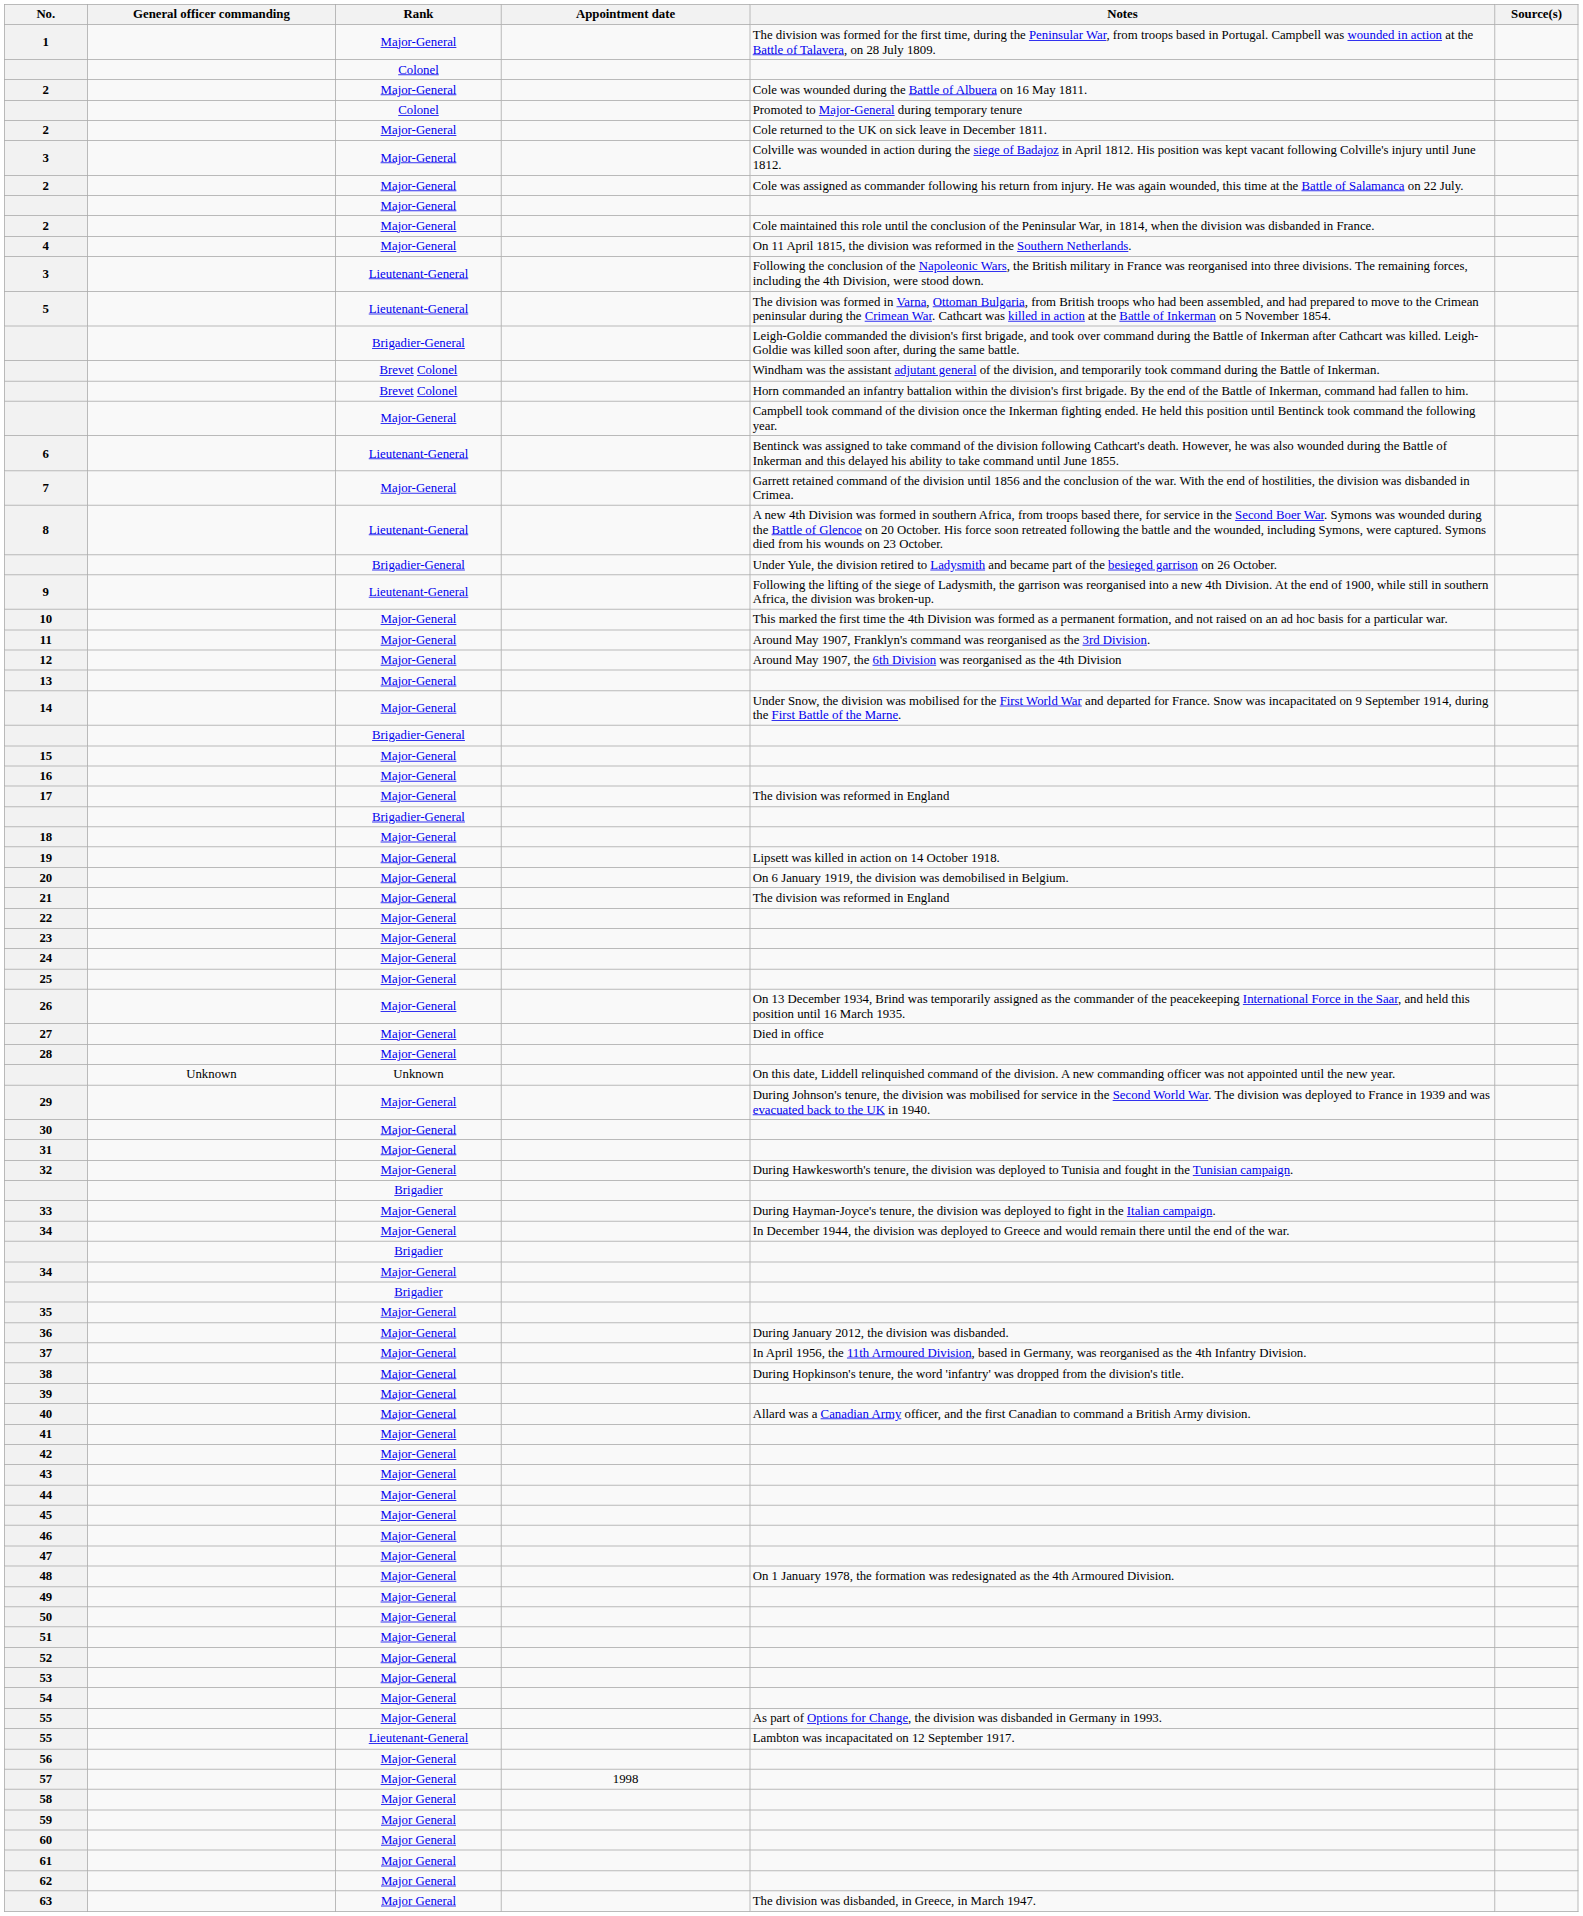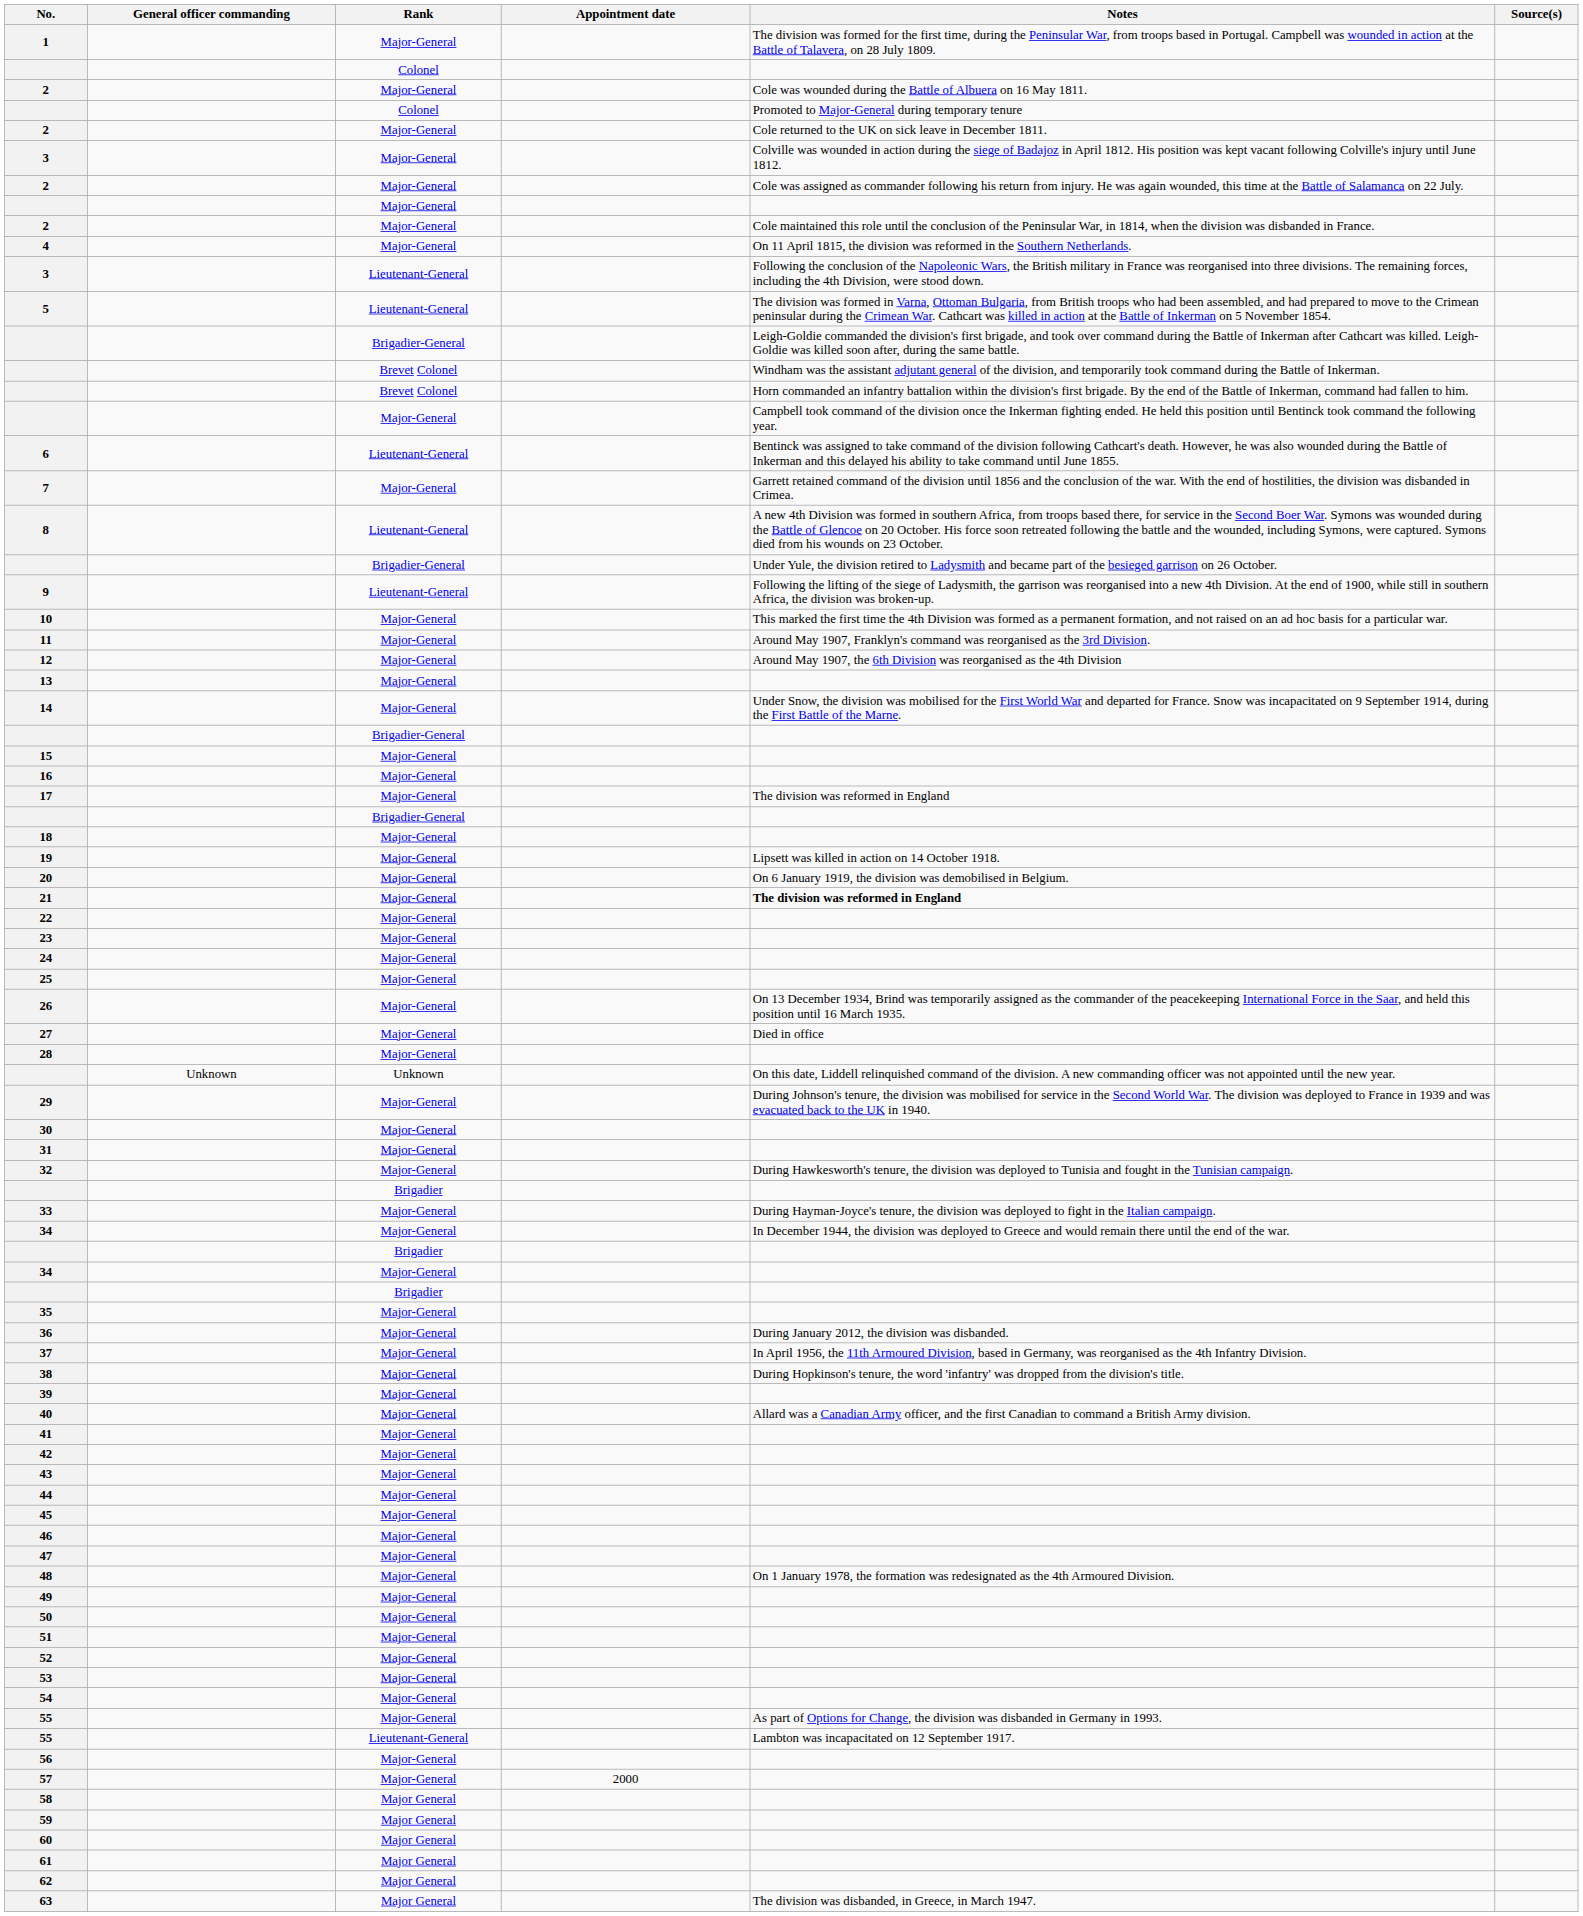(851, 897) normal -> (857, 897) bold
(626, 1779) 1998 -> (626, 1779) 2000
